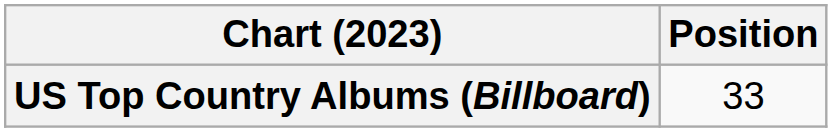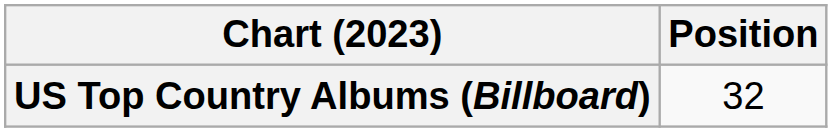(743, 95) 33 -> (743, 95) 32
